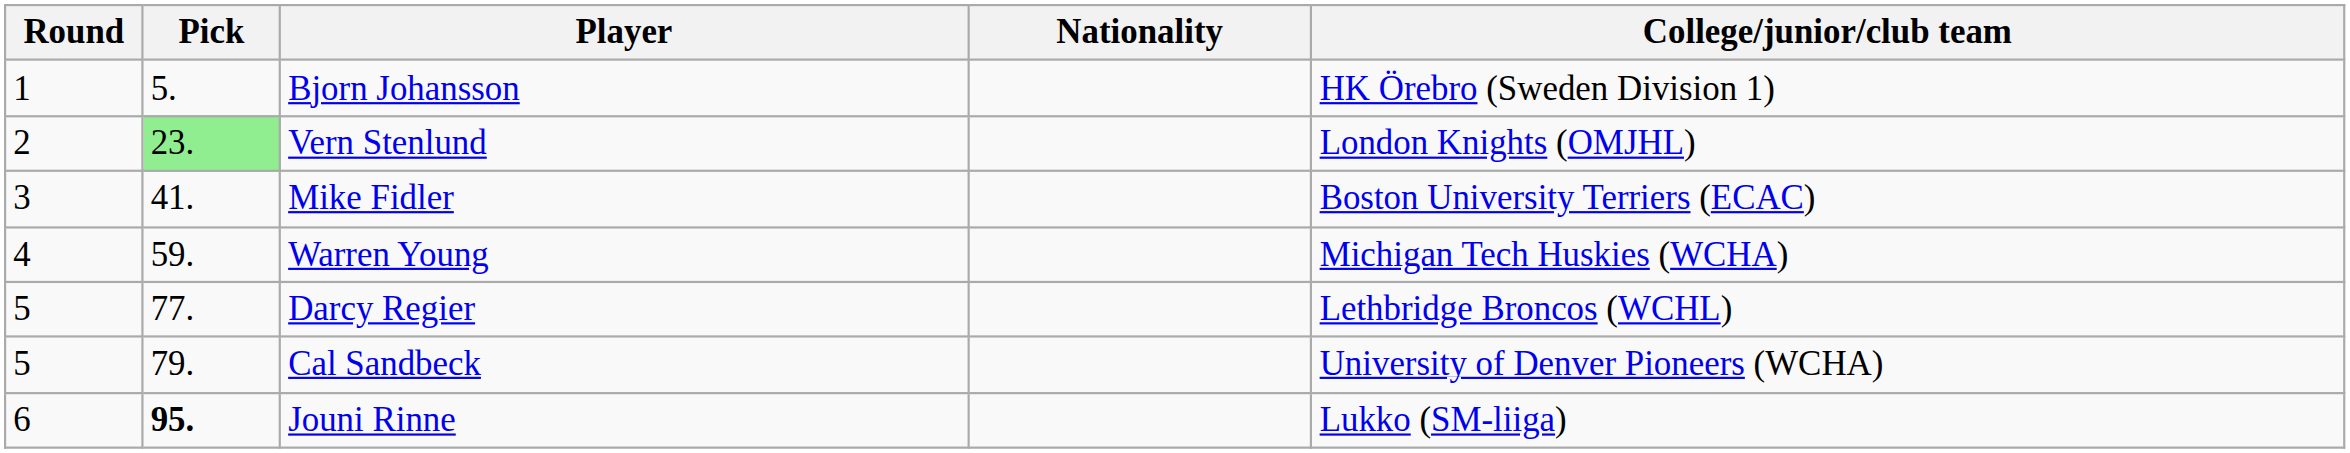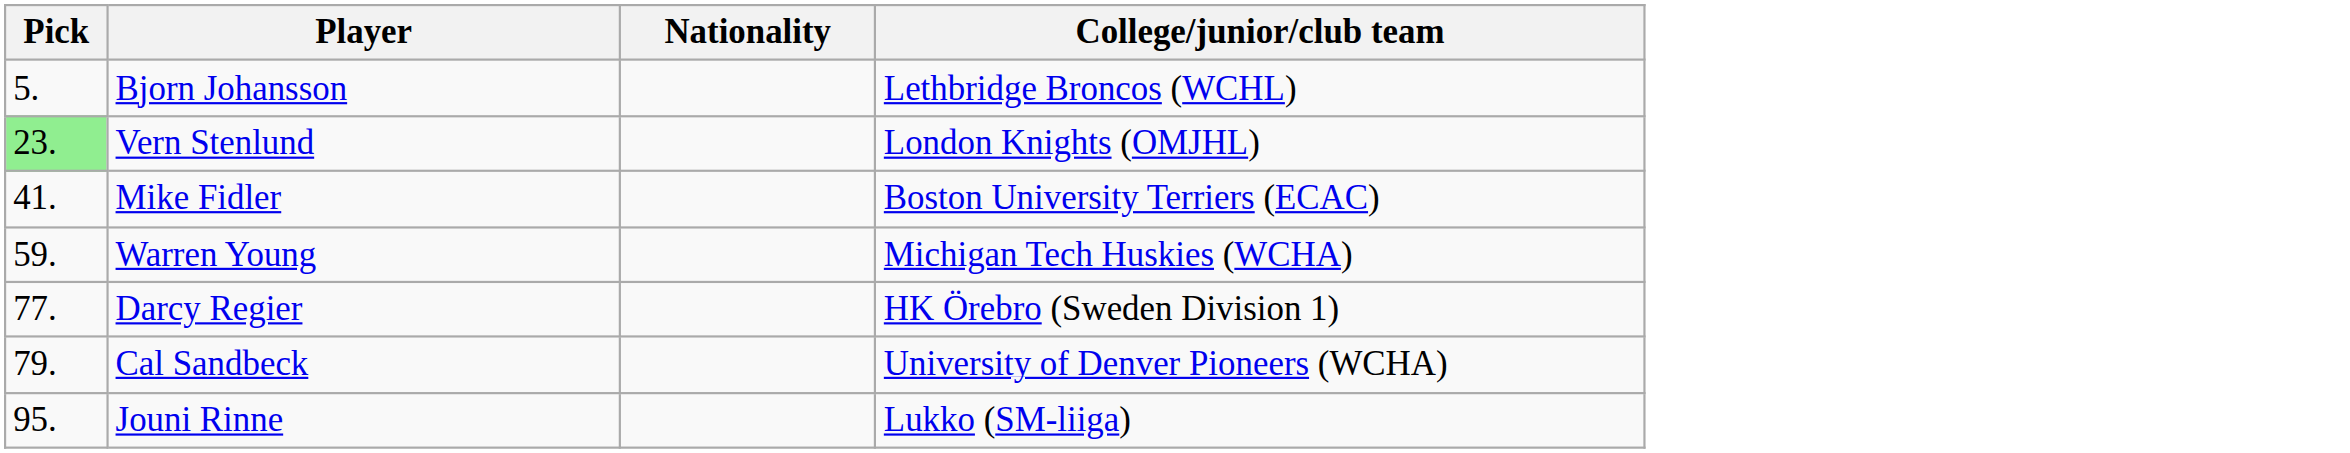- column: (74, 32)
(1547, 87) HK Örebro (Sweden Division 1) -> (1090, 87) Lethbridge Broncos (WCHL)
(1526, 308) Lethbridge Broncos (WCHL) -> (1111, 308) HK Örebro (Sweden Division 1)
(172, 419) bold -> (35, 419) normal
